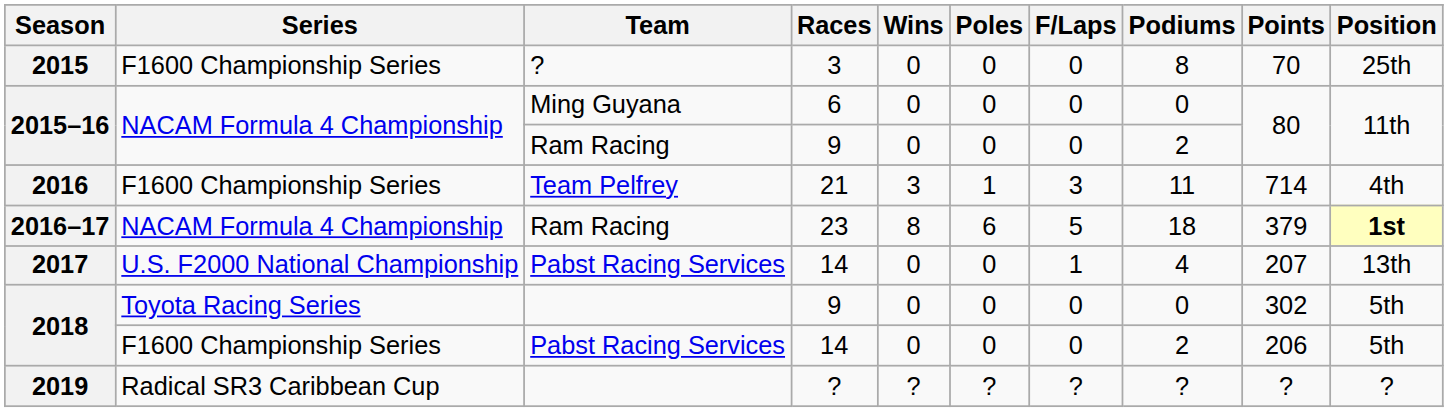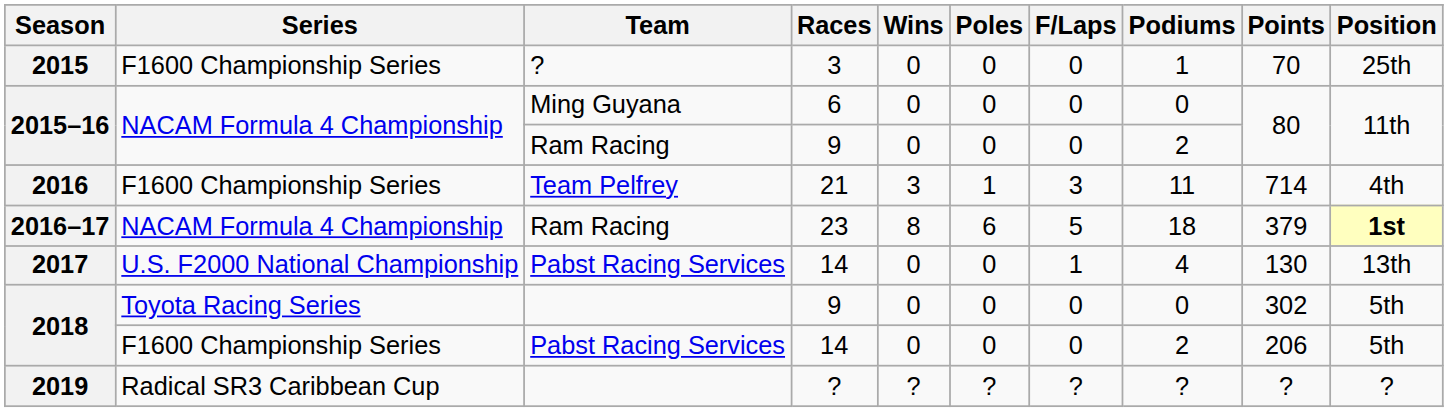(1182, 65) 8 -> (1182, 65) 1
(1286, 266) 207 -> (1286, 266) 130
